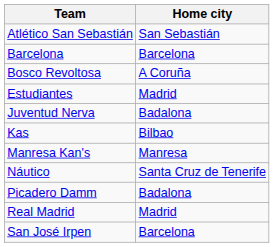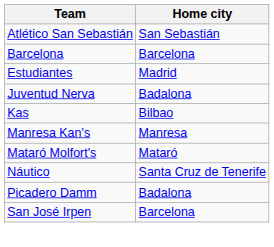- row: (54, 73)
+ row: (52, 152)
- row: (41, 212)
